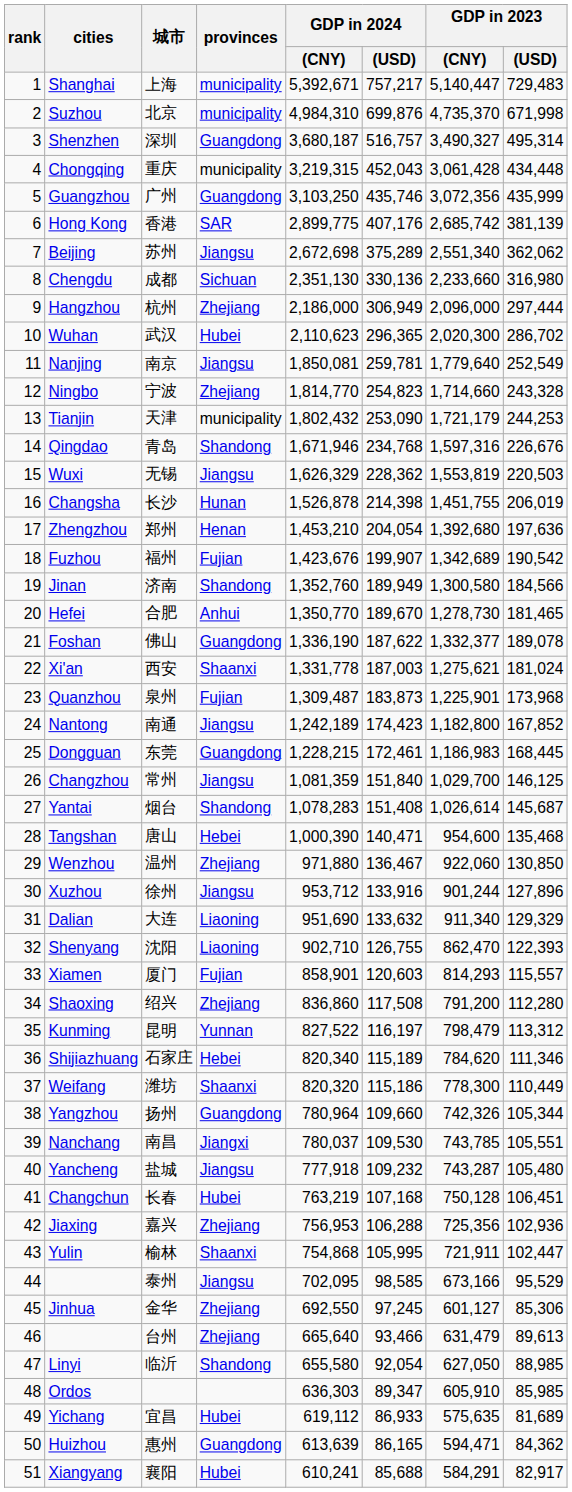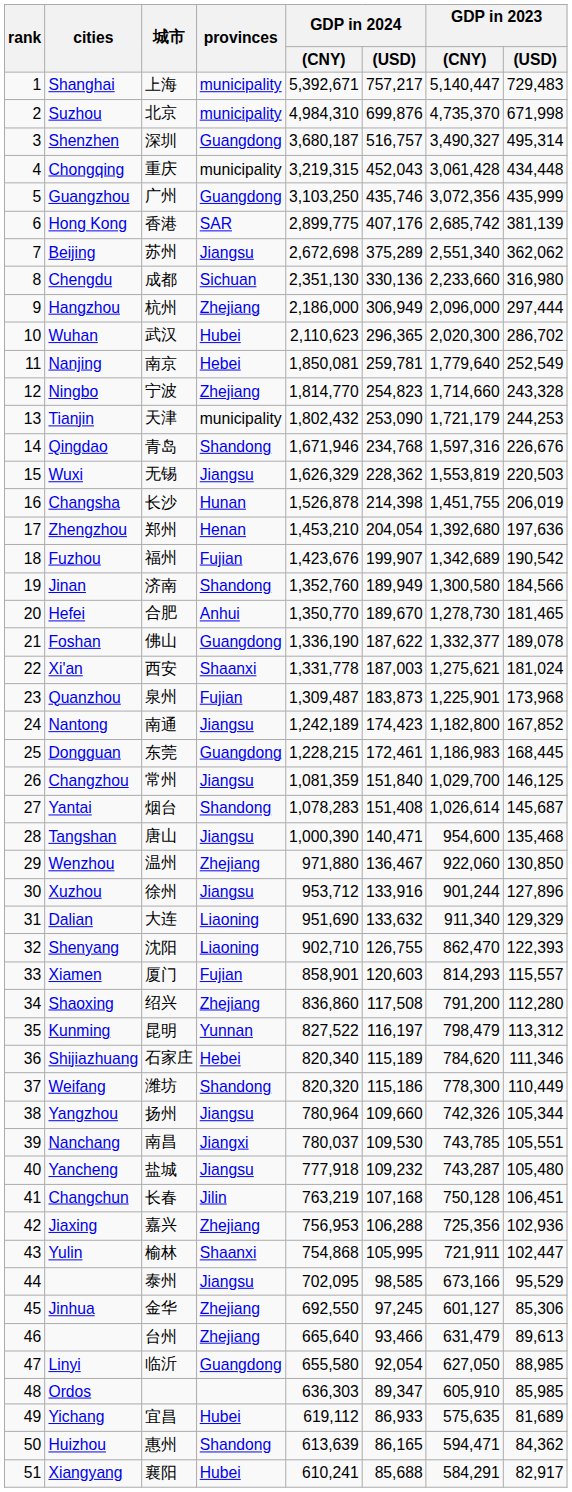(227, 363) Jiangsu -> (220, 363) Hebei
(220, 836) Hebei -> (227, 836) Jiangsu
(228, 1086) Shaanxi -> (235, 1086) Shandong
(241, 1114) Guangdong -> (227, 1114) Jiangsu
(220, 1198) Hubei -> (213, 1198) Jilin
(235, 1364) Shandong -> (241, 1364) Guangdong
(241, 1445) Guangdong -> (235, 1445) Shandong
